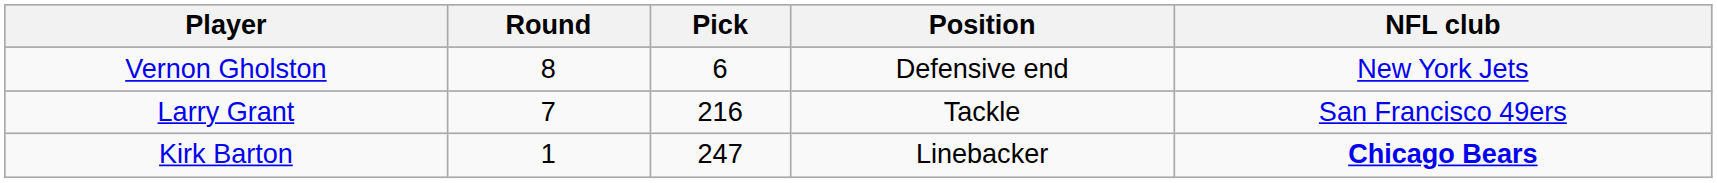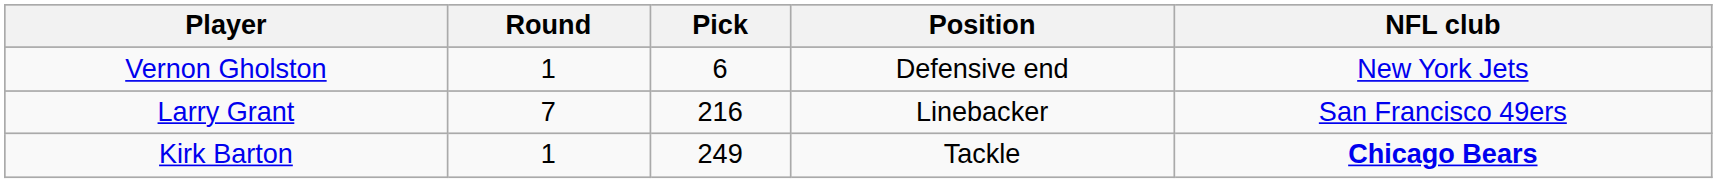(548, 68) 8 -> (548, 68) 1
(982, 111) Tackle -> (982, 111) Linebacker
(720, 154) 247 -> (720, 154) 249
(982, 154) Linebacker -> (982, 154) Tackle
